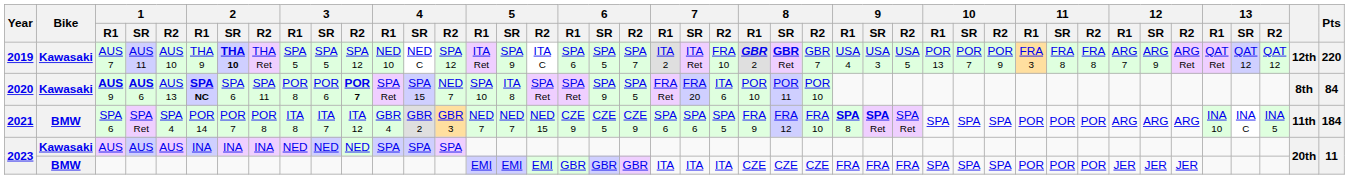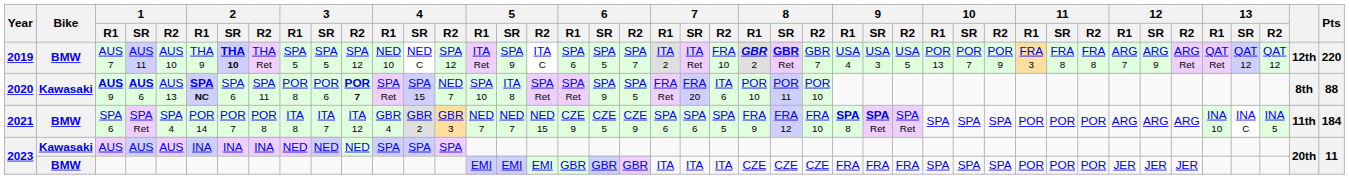(66, 58) Kawasaki -> (66, 58) BMW
(1332, 90) 84 -> (1332, 90) 88
